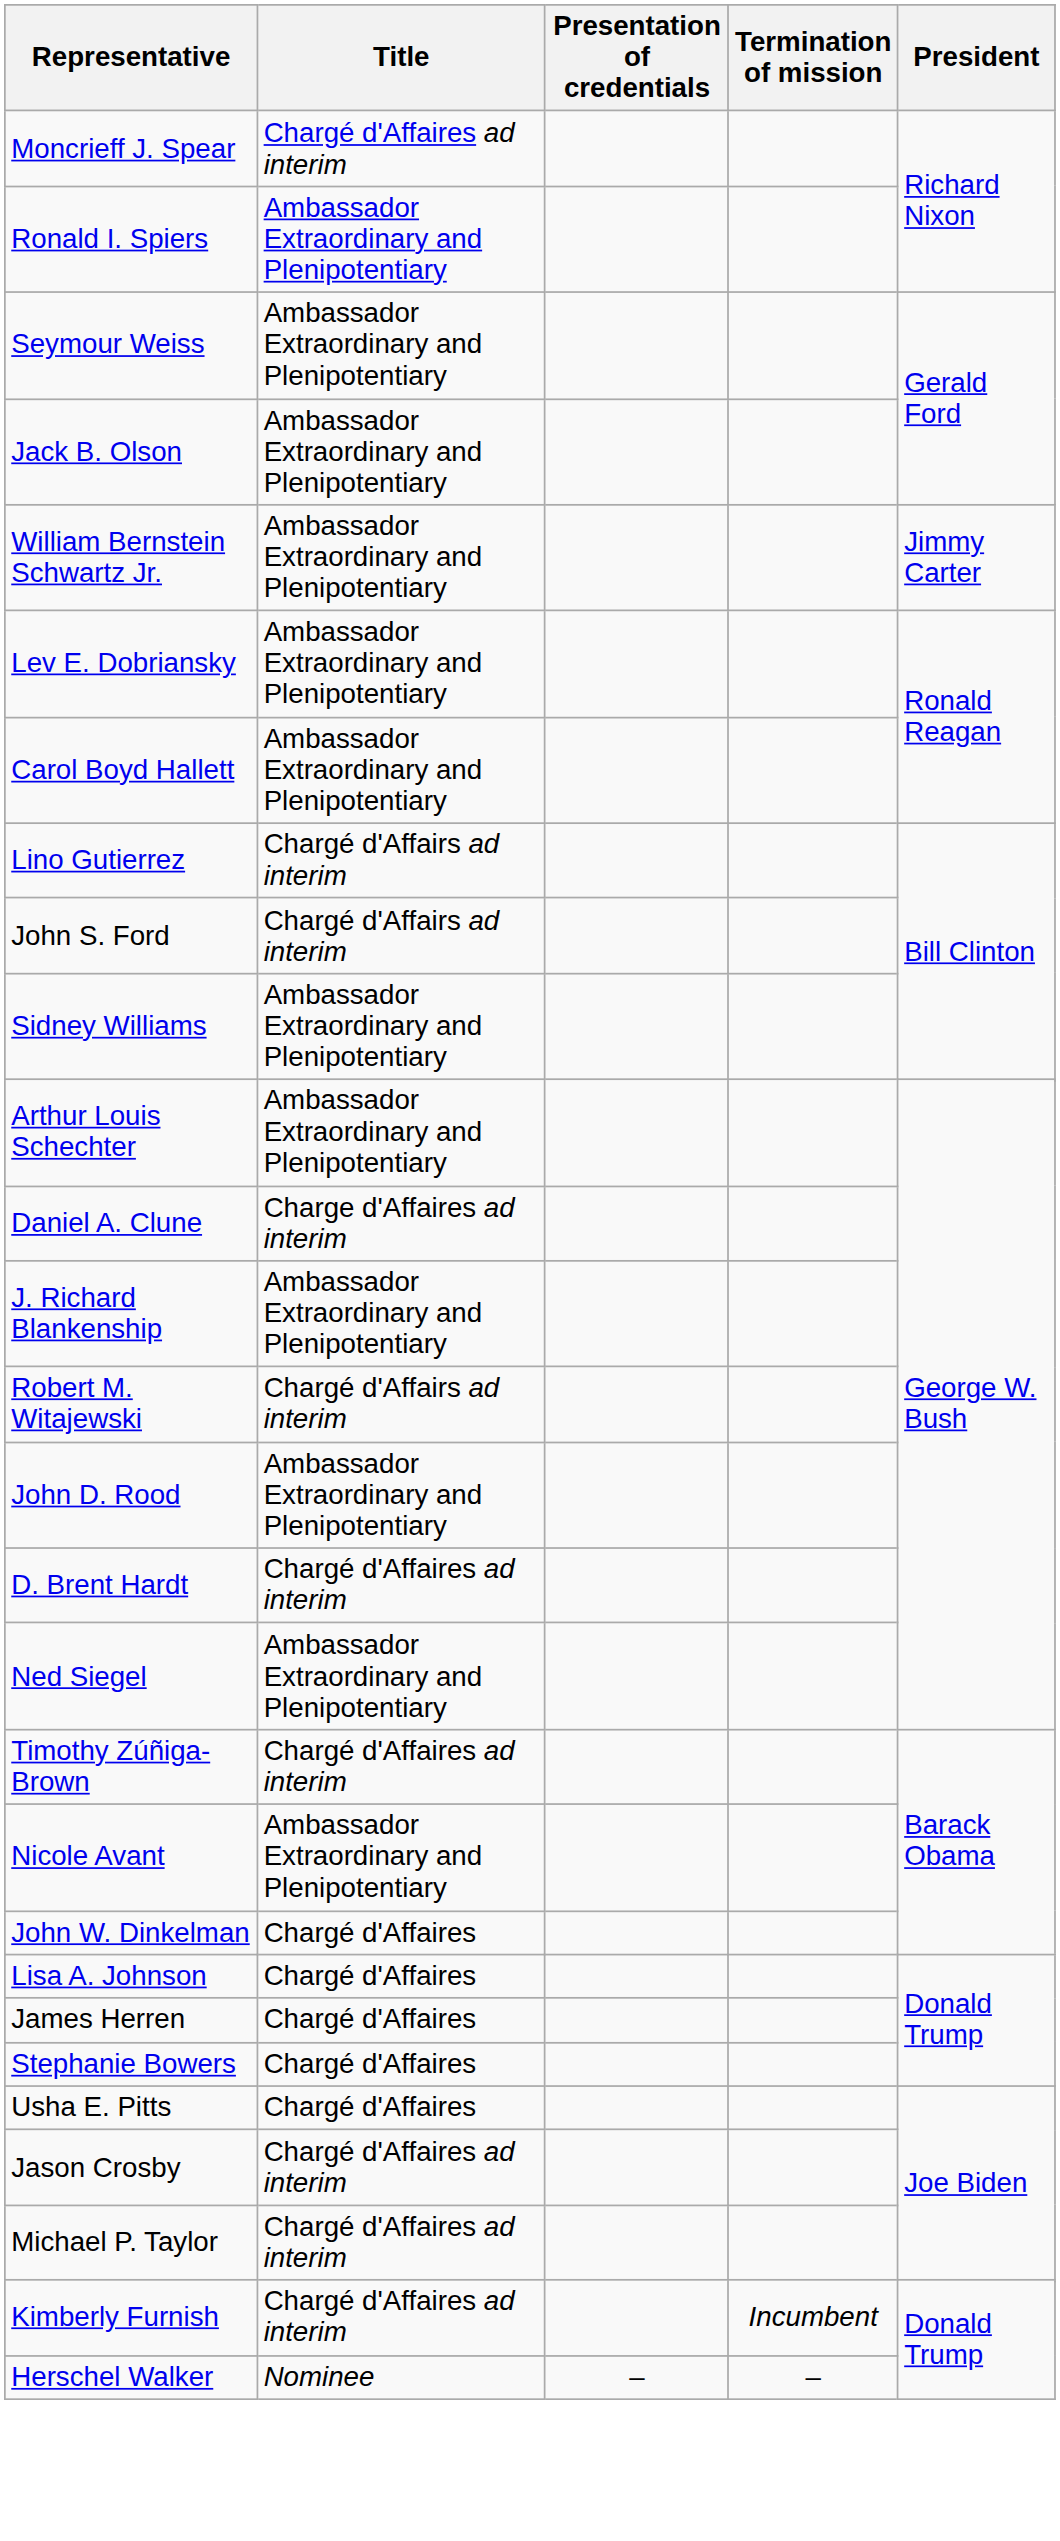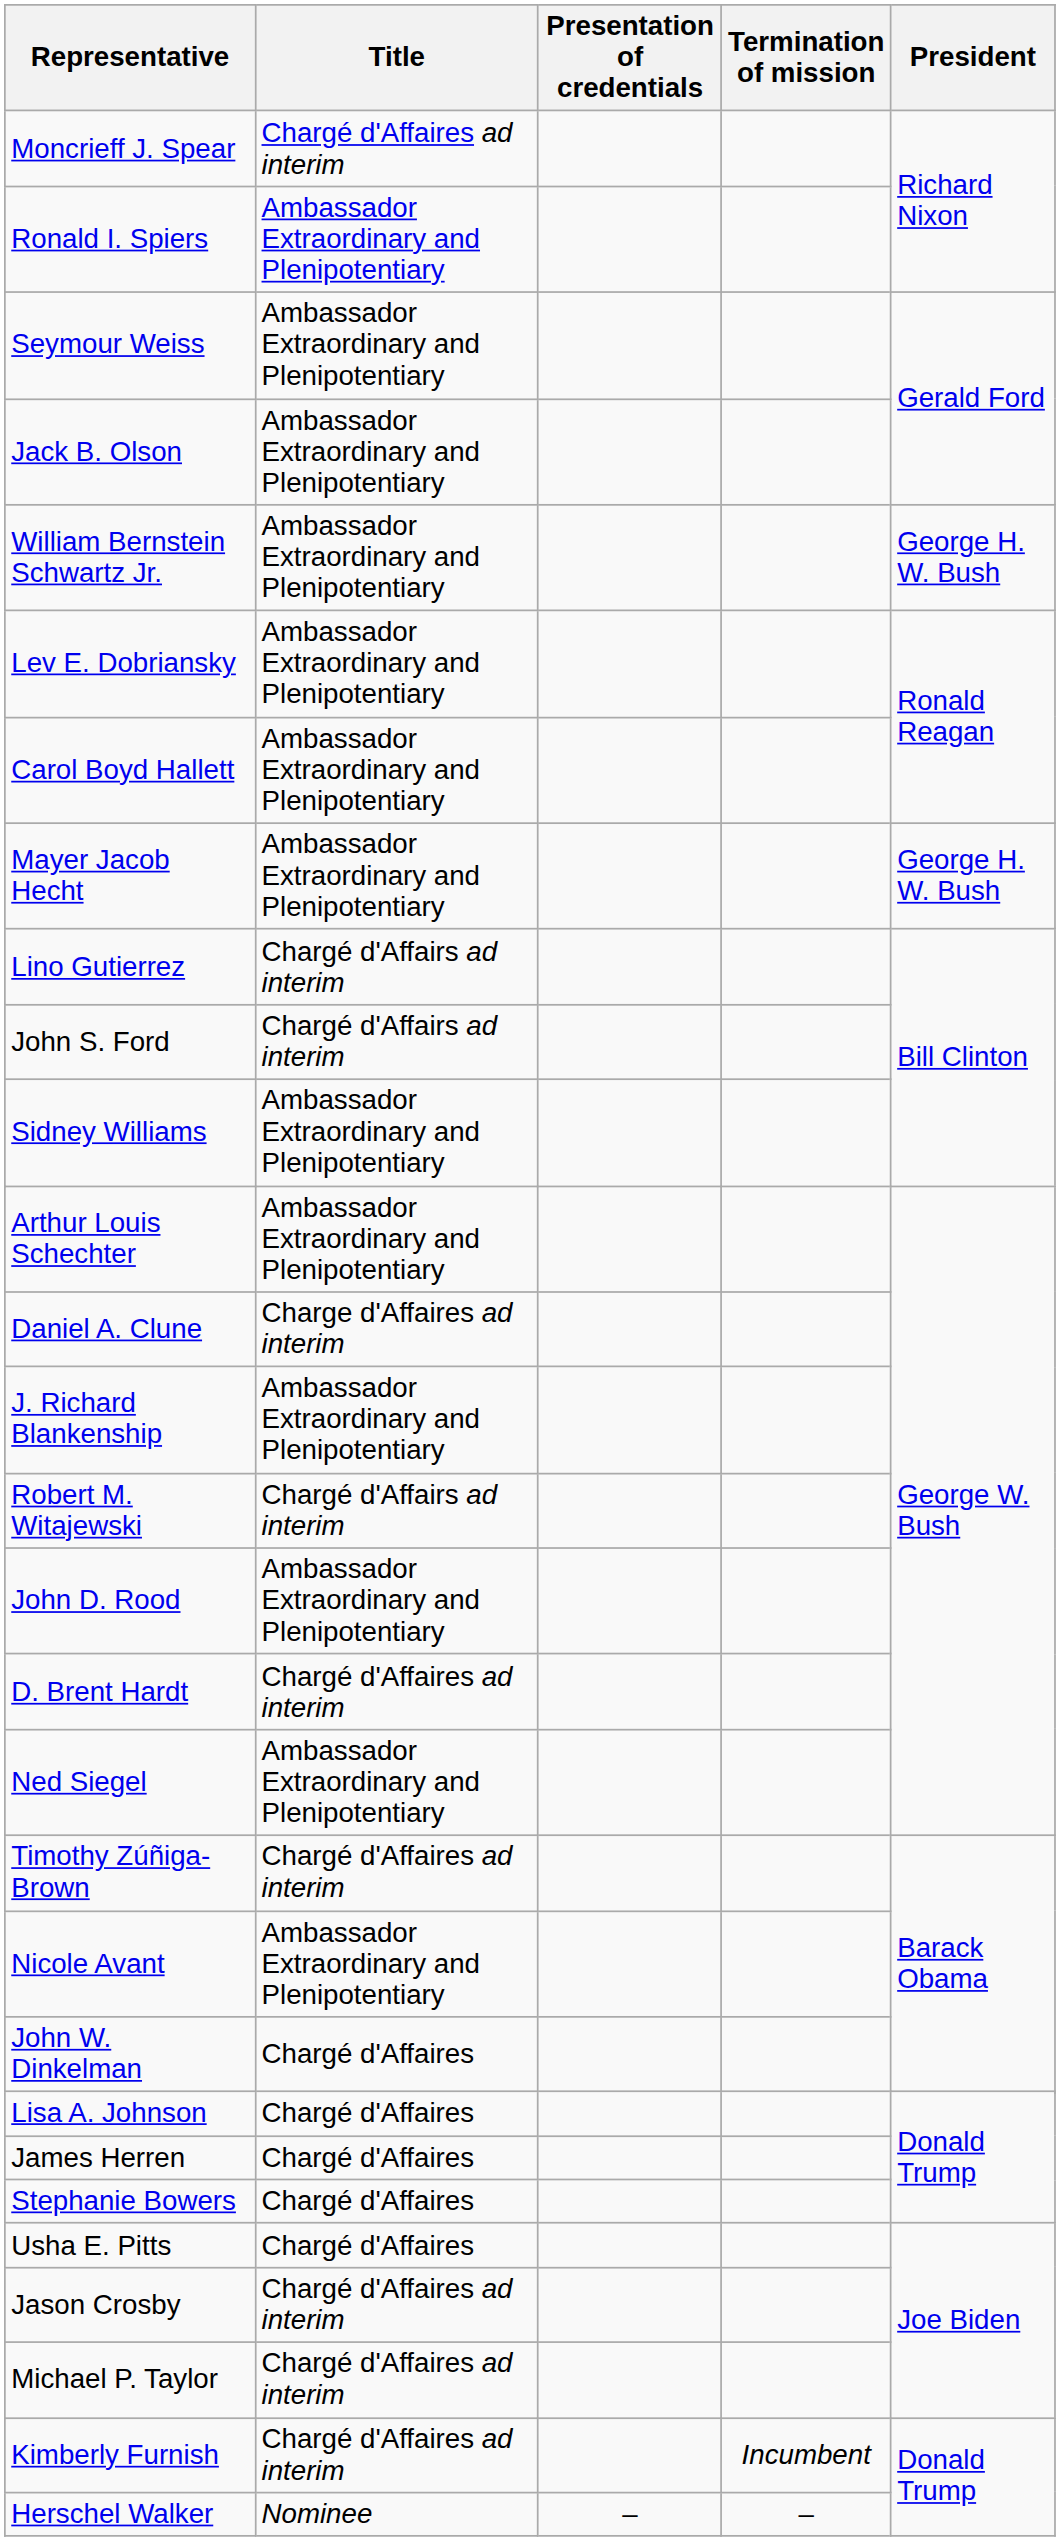(944, 557) Jimmy Carter -> (961, 557) George H. W. Bush
+ row: (90, 875)
